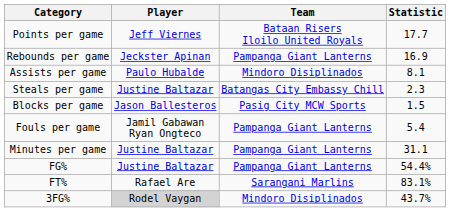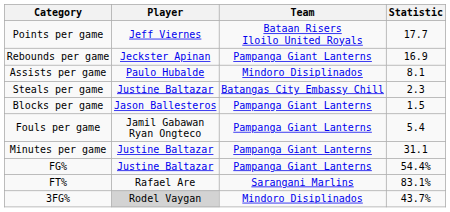(303, 106) Pasig City MCW Sports -> (303, 106) Pampanga Giant Lanterns
